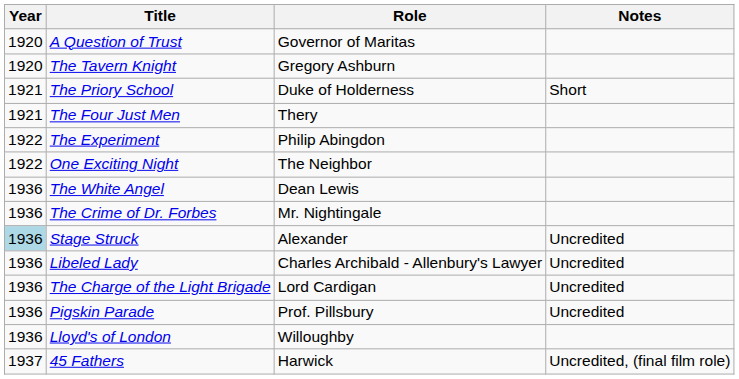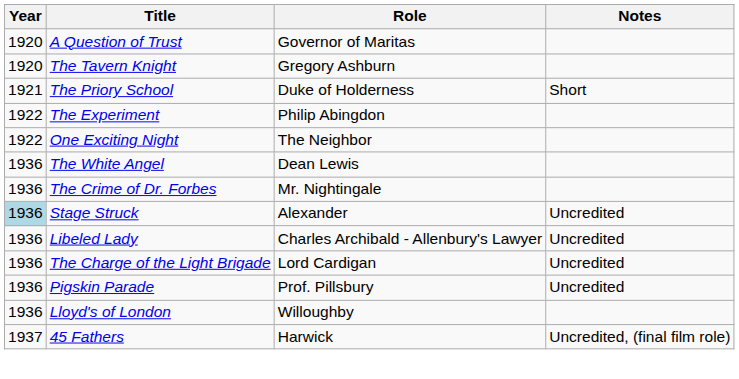- row: (115, 115)
